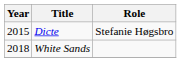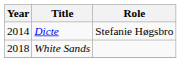(18, 31) 2015 -> (18, 31) 2014
